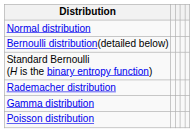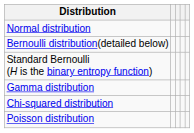- row: (61, 87)
+ row: (60, 103)
